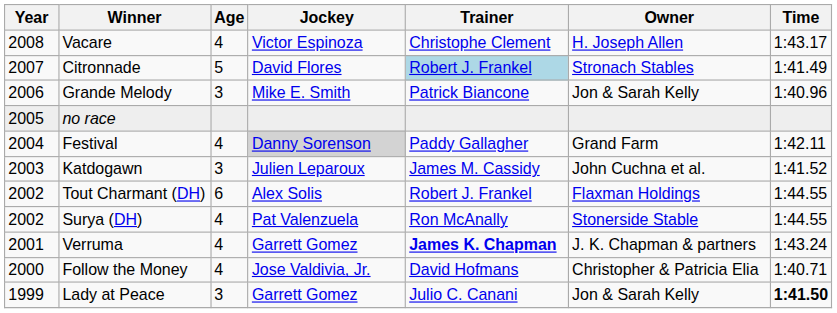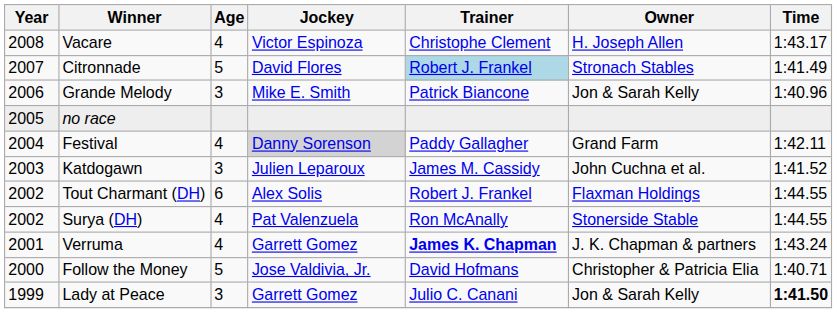(219, 270) 4 -> (219, 270) 5
